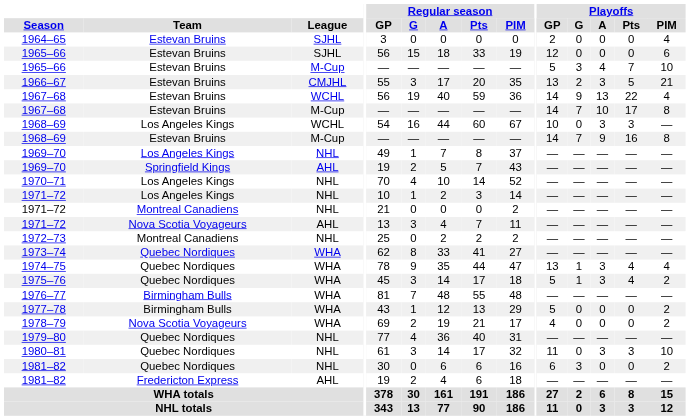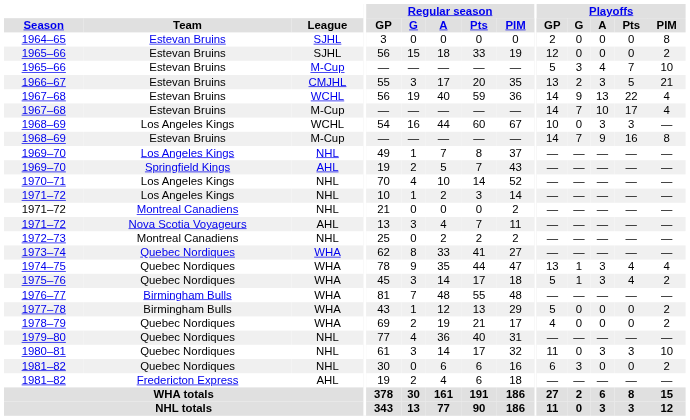(667, 39) 4 -> (667, 39) 8
(667, 53) 6 -> (667, 53) 2
(667, 110) 8 -> (667, 110) 4
(188, 323) Nova Scotia Voyageurs -> (188, 323) Quebec Nordiques
